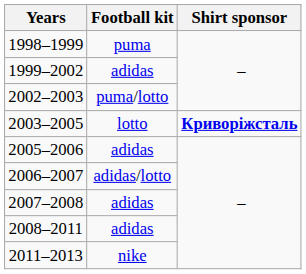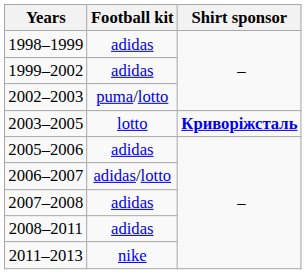(132, 44) puma -> (132, 44) adidas
